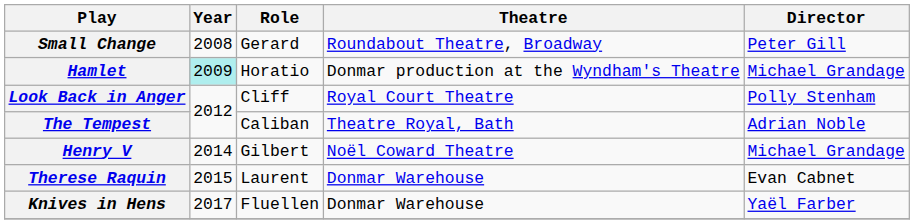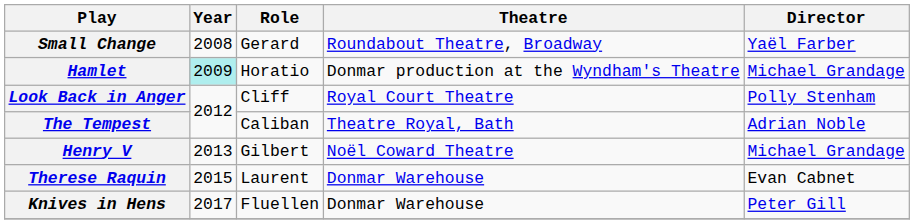(797, 45) Peter Gill -> (802, 45) Yaël Farber
(213, 151) 2014 -> (213, 151) 2013
(802, 205) Yaël Farber -> (797, 205) Peter Gill
